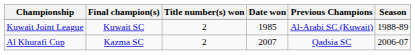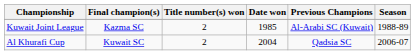(124, 26) Kuwait SC -> (124, 26) Kazma SC
(124, 42) Kazma SC -> (124, 42) Kuwait SC
(267, 42) 2007 -> (267, 42) 2004
